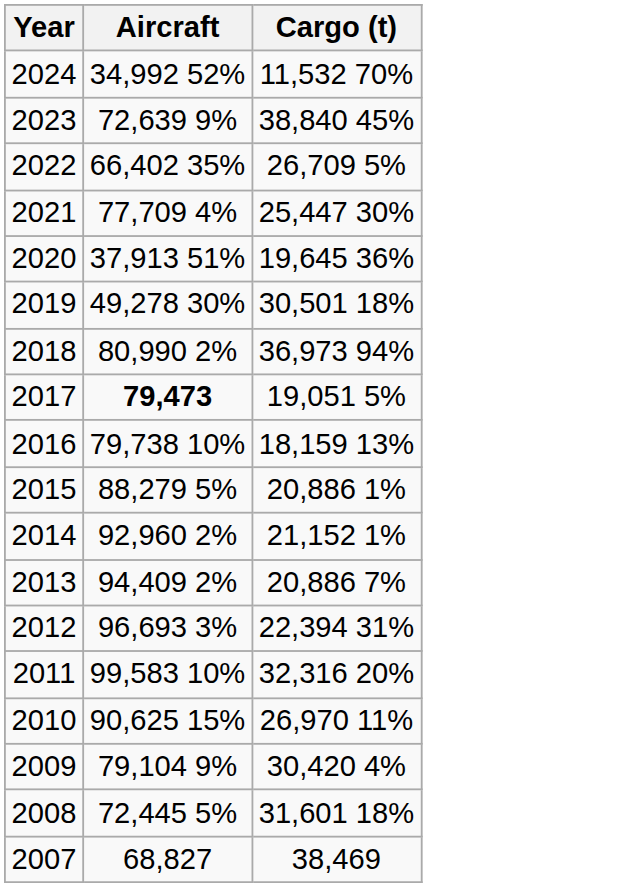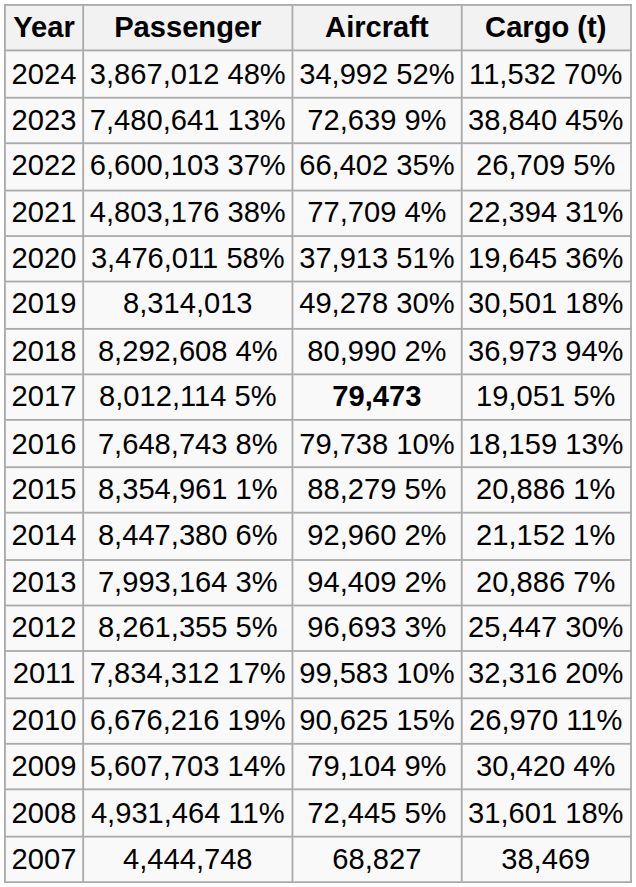+ column: (188, 27)
(336, 212) 25,447 30% -> (546, 212) 22,394 31%
(336, 627) 22,394 31% -> (546, 627) 25,447 30%
